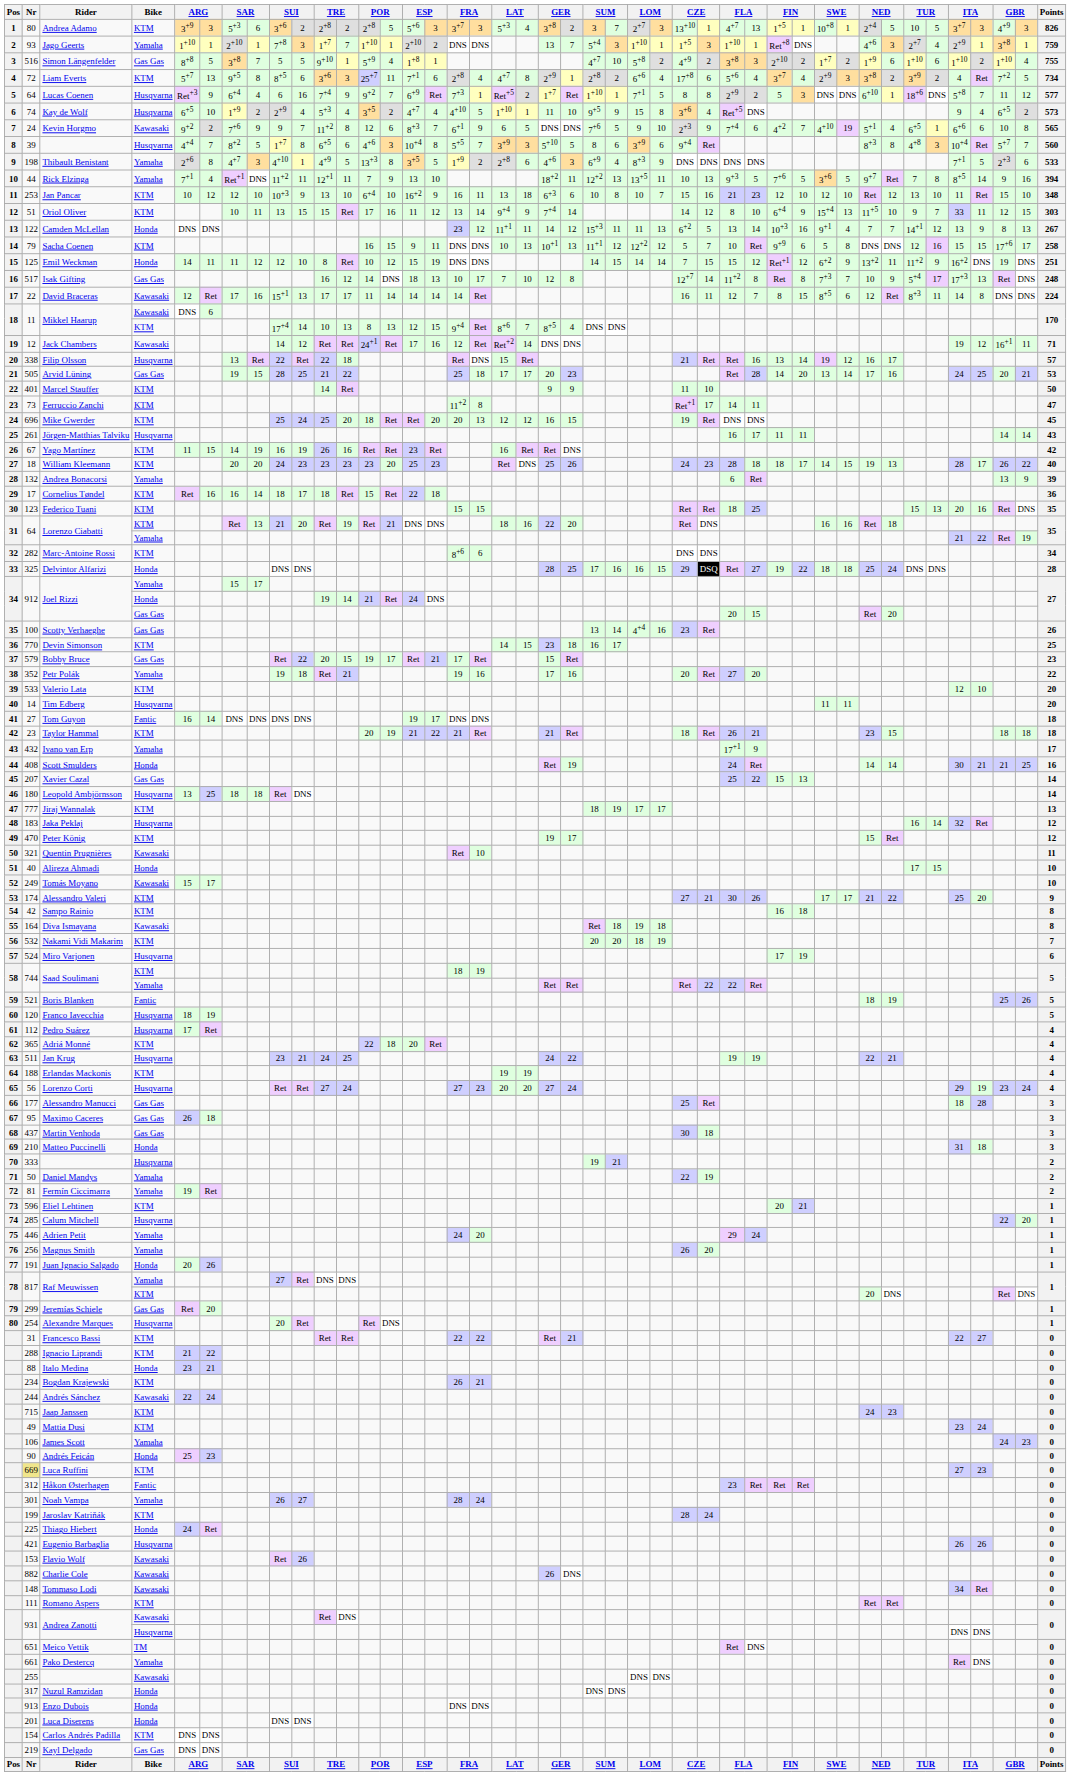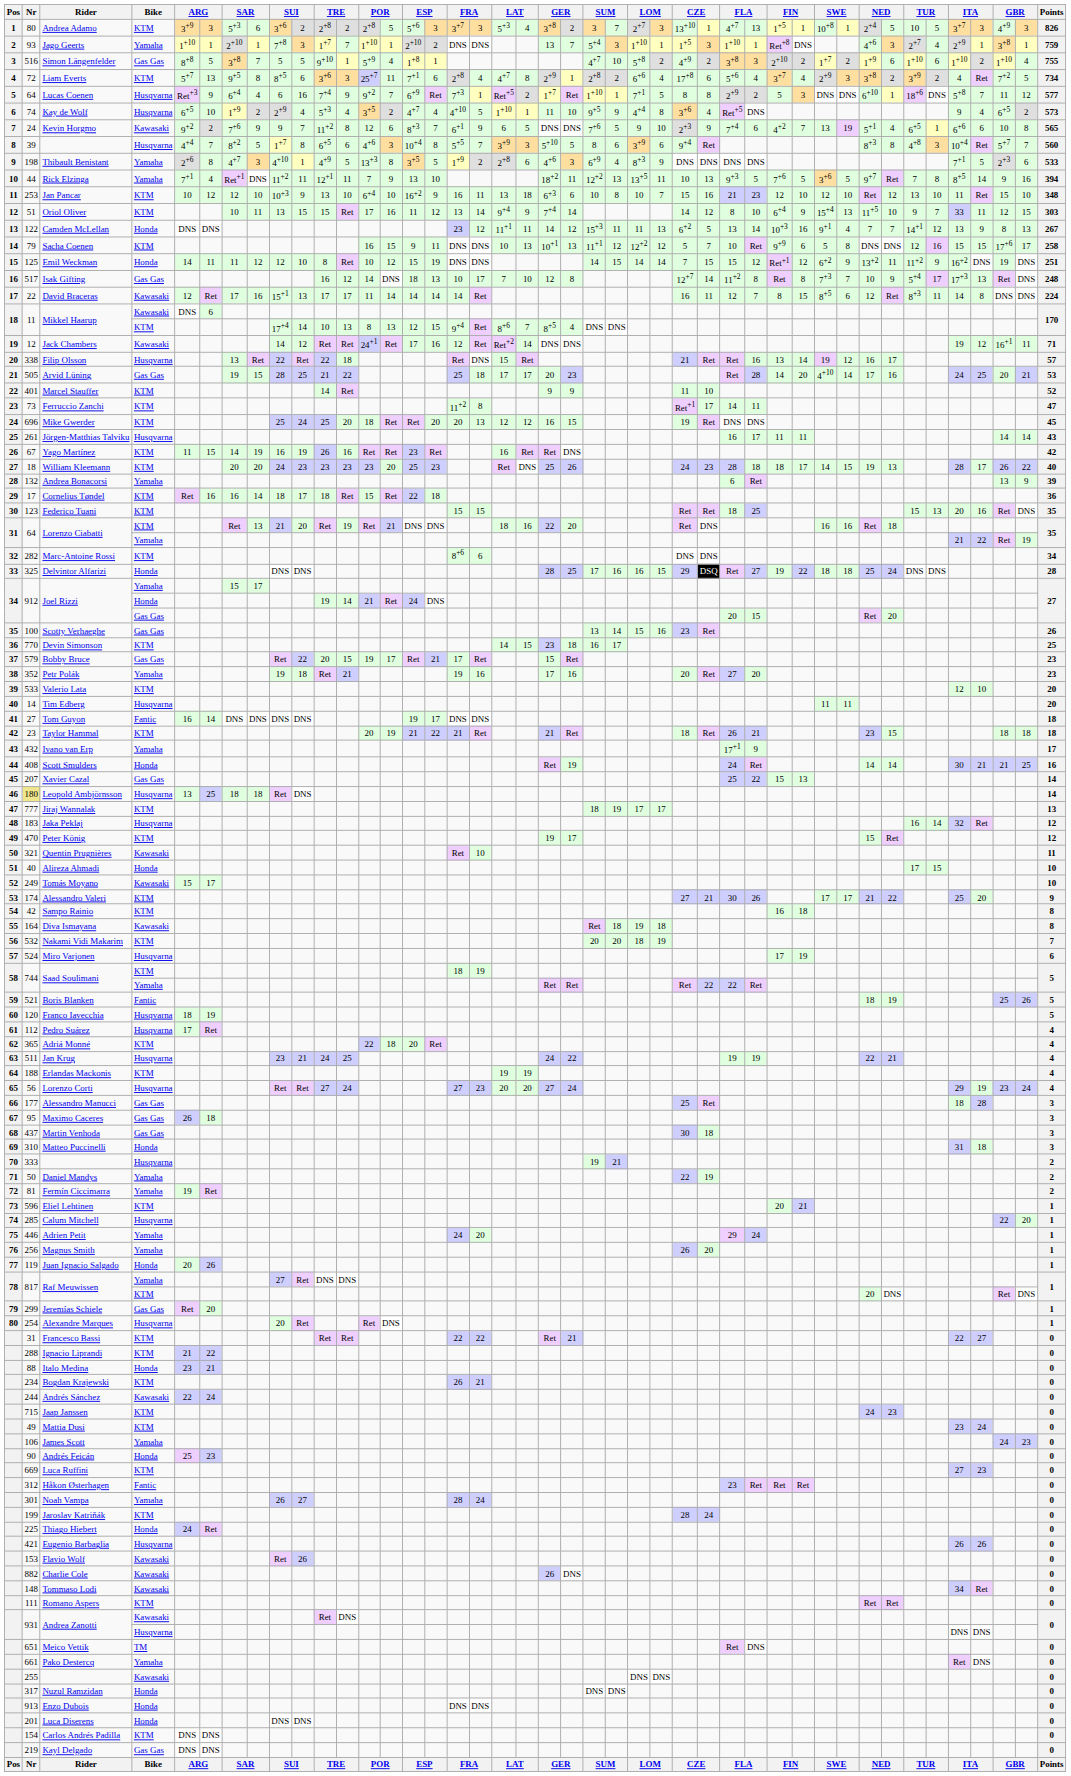(639, 111) 15 -> (639, 111) 4+4
(825, 128) 4+10 -> (825, 128) 13
(825, 374) 13 -> (825, 375) 4+10
(1052, 388) 50 -> (1052, 390) 52
(639, 629) 4+4 -> (639, 630) 15
(1052, 674) 22 -> (1052, 674) 23
(31, 793) no background -> (31, 793) khaki background
(31, 1146) 210 -> (31, 1146) 310
(31, 1264) 191 -> (31, 1264) 119
(31, 1470) khaki background -> (31, 1470) no background
